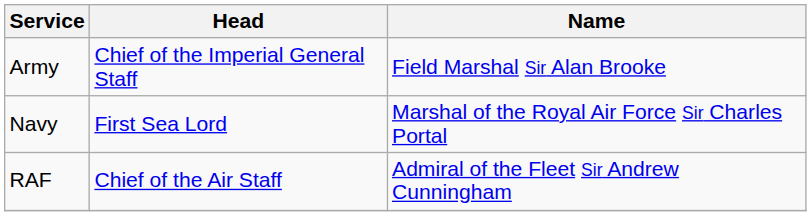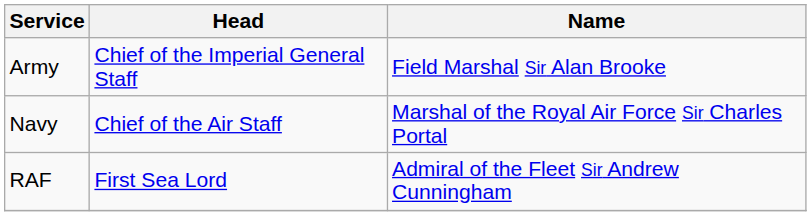(161, 123) First Sea Lord -> (188, 123) Chief of the Air Staff
(188, 181) Chief of the Air Staff -> (161, 181) First Sea Lord
